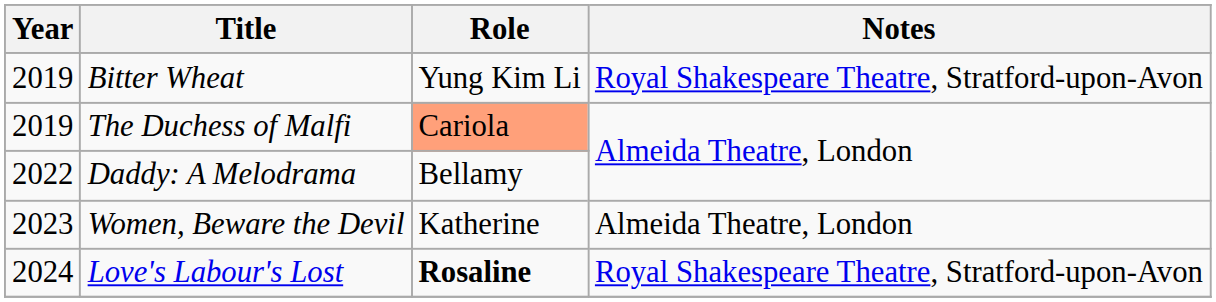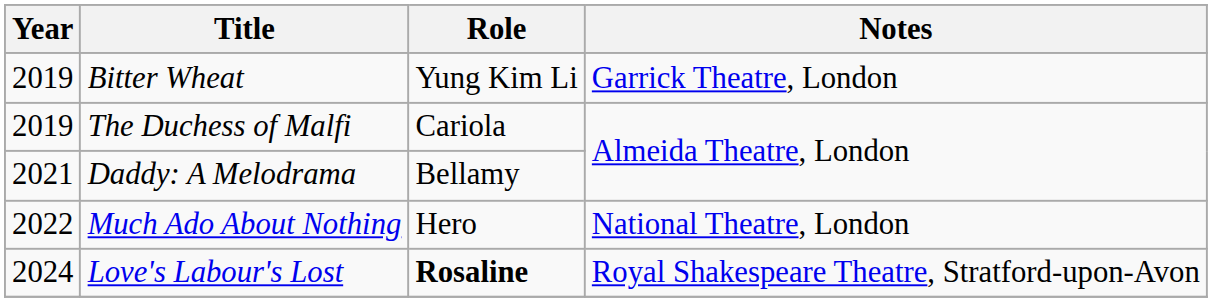(899, 77) Royal Shakespeare Theatre, Stratford-upon-Avon -> (745, 77) Garrick Theatre, London
(464, 126) lightsalmon background -> (461, 126) no background
(43, 175) 2022 -> (43, 175) 2021
+ row: (245, 223)
- row: (246, 223)
